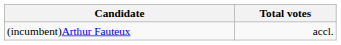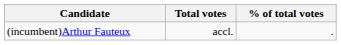+ column: (286, 13)
